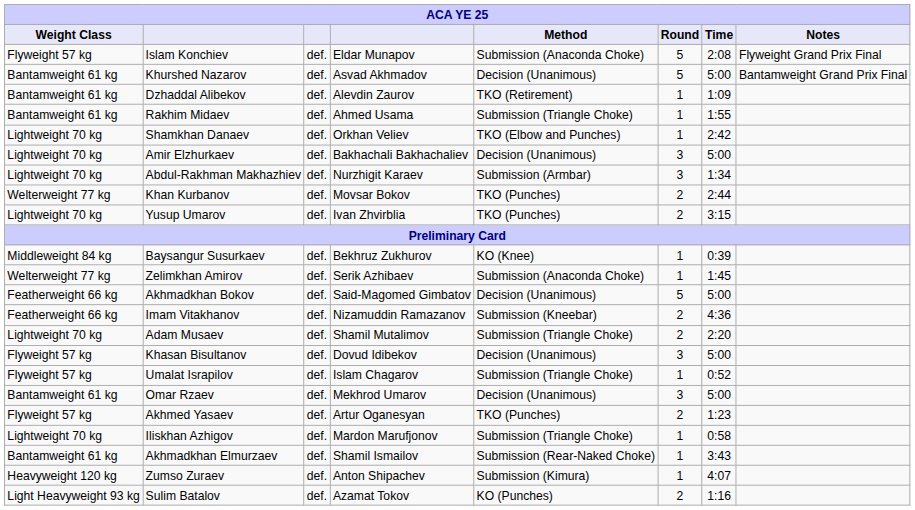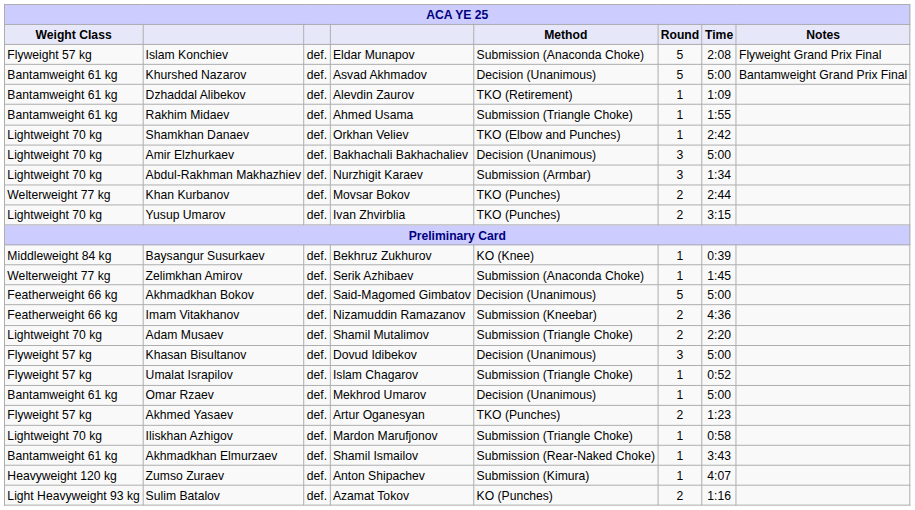(680, 395) 3 -> (680, 395) 1
